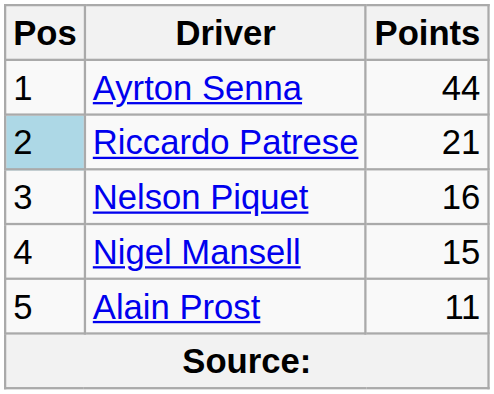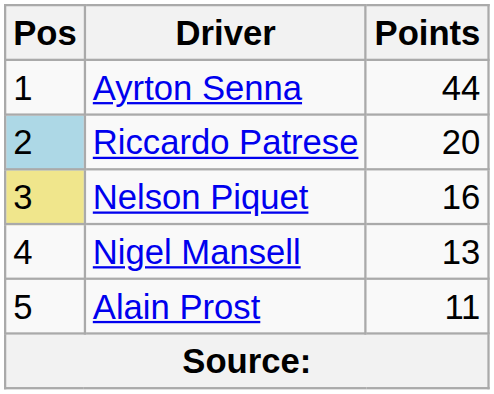(461, 142) 21 -> (461, 142) 20
(23, 197) no background -> (23, 197) khaki background
(461, 252) 15 -> (461, 252) 13
